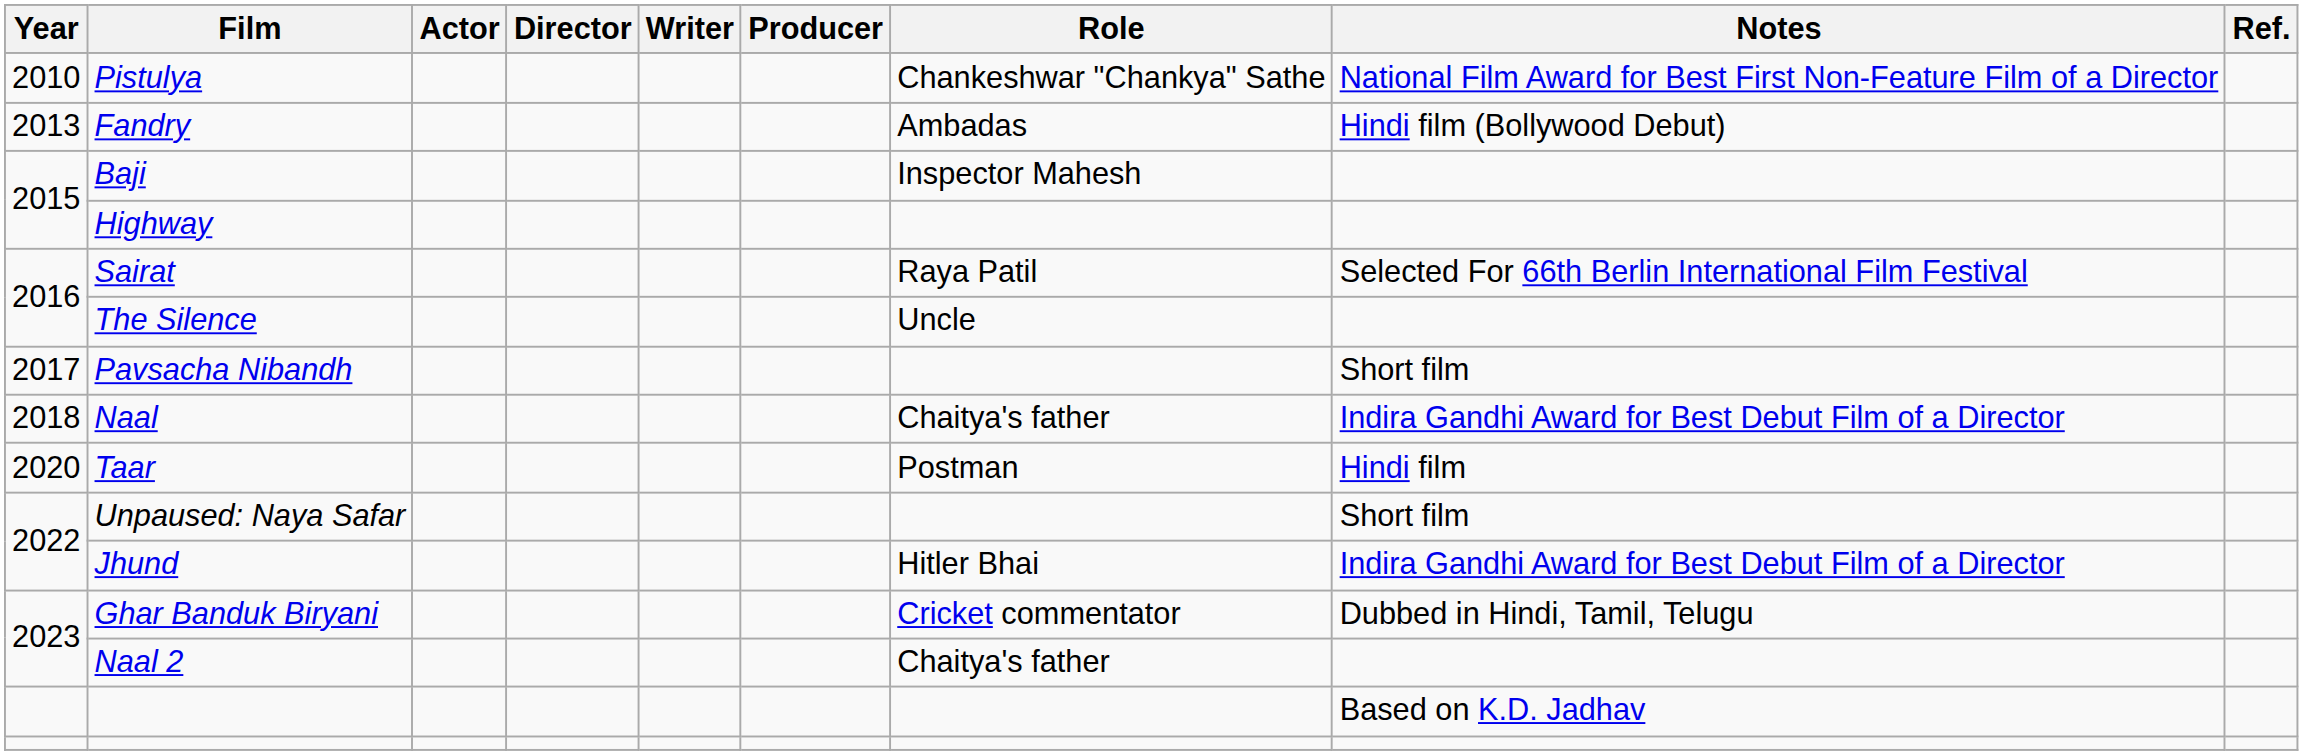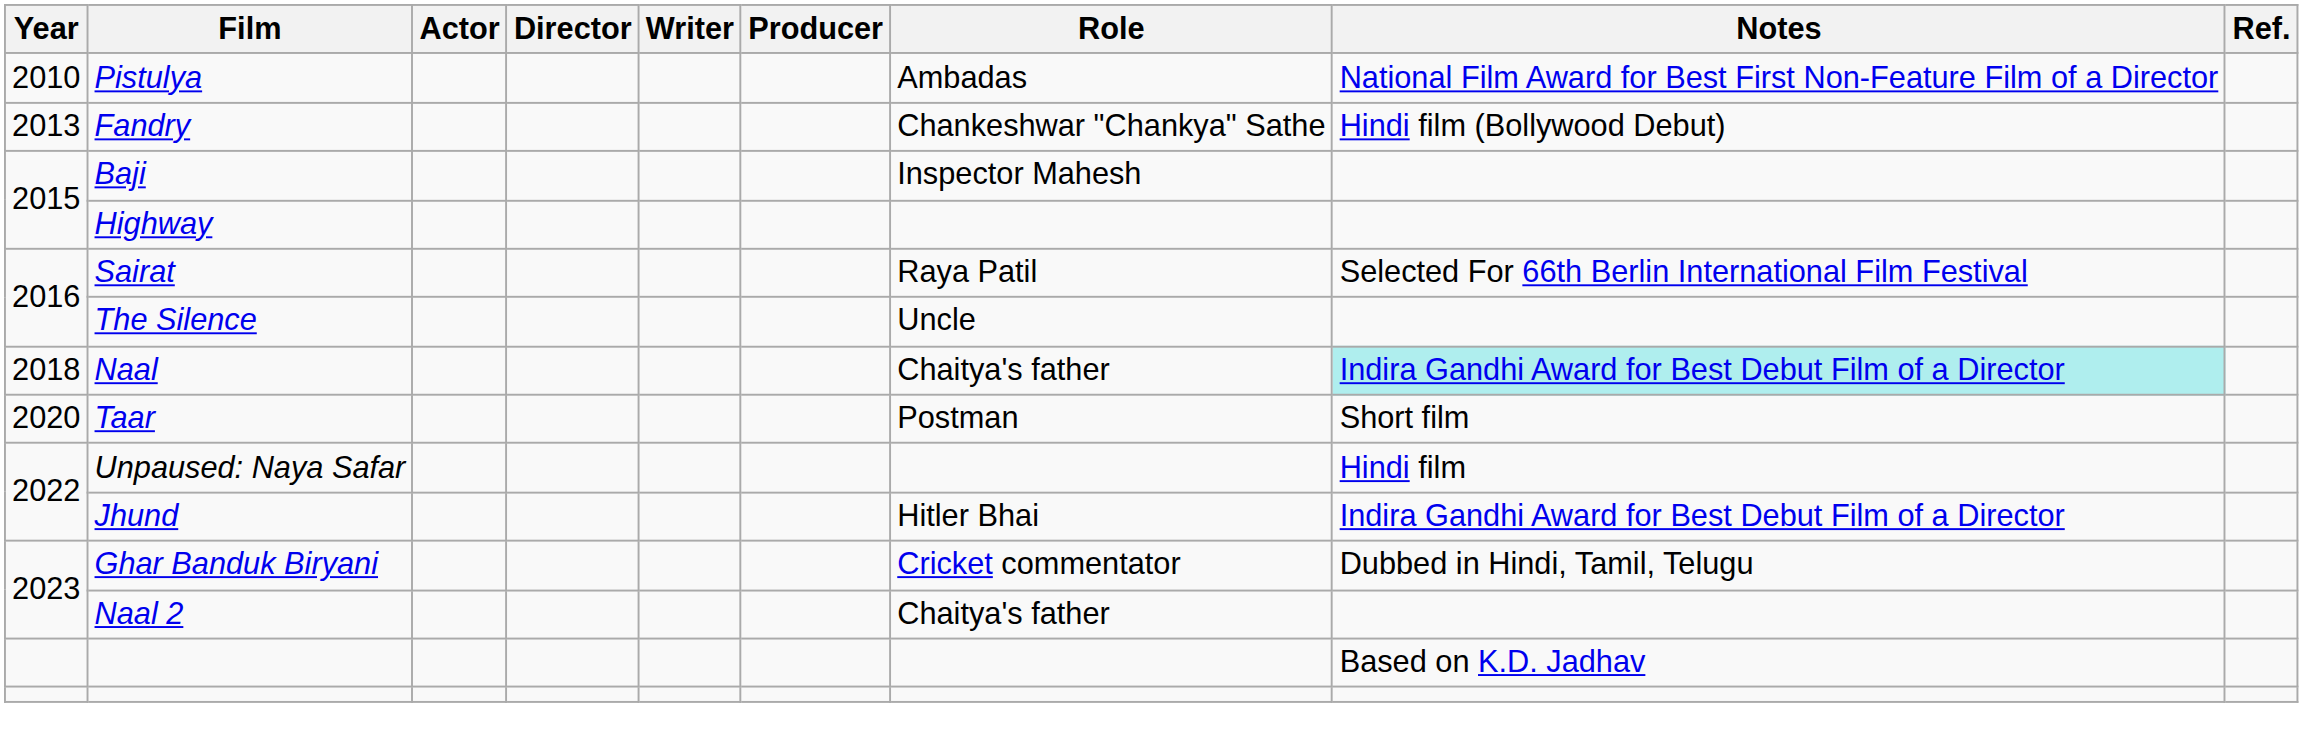(1111, 77) Chankeshwar "Chankya" Sathe -> (962, 77) Ambadas
(962, 126) Ambadas -> (1111, 126) Chankeshwar "Chankya" Sathe
- row: (46, 369)
(1702, 418) no background -> (1702, 369) paleturquoise background
(1403, 467) Hindi film -> (1405, 418) Short film
(1405, 516) Short film -> (1403, 467) Hindi film
